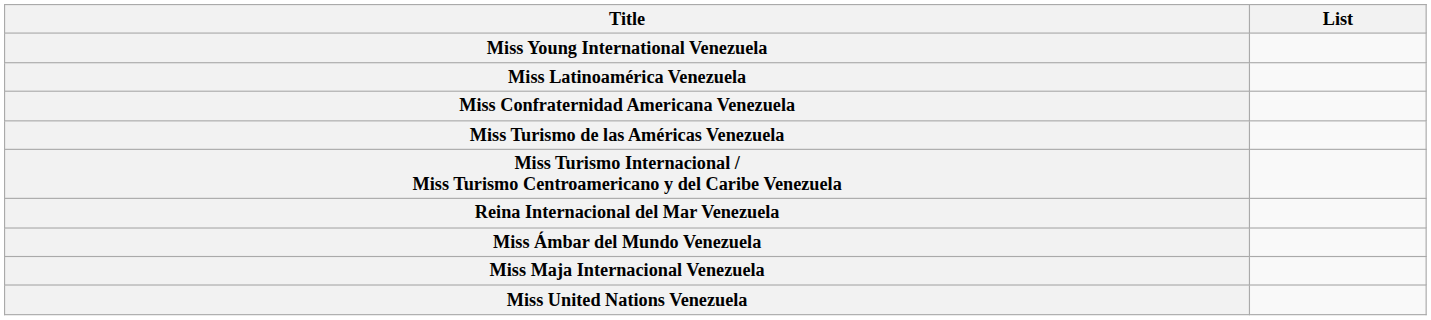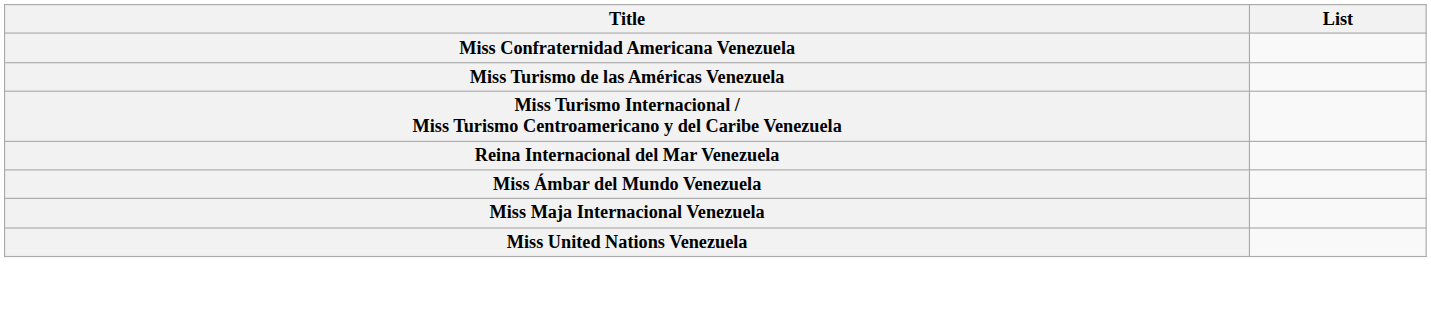- row: (627, 47)
- row: (627, 76)
